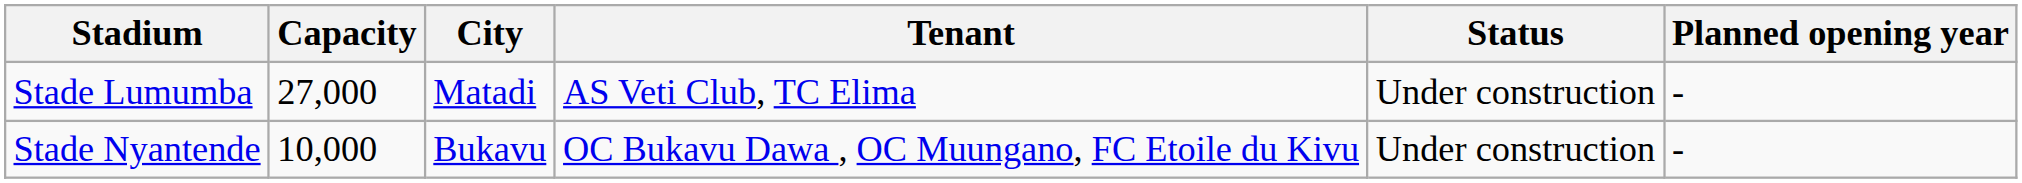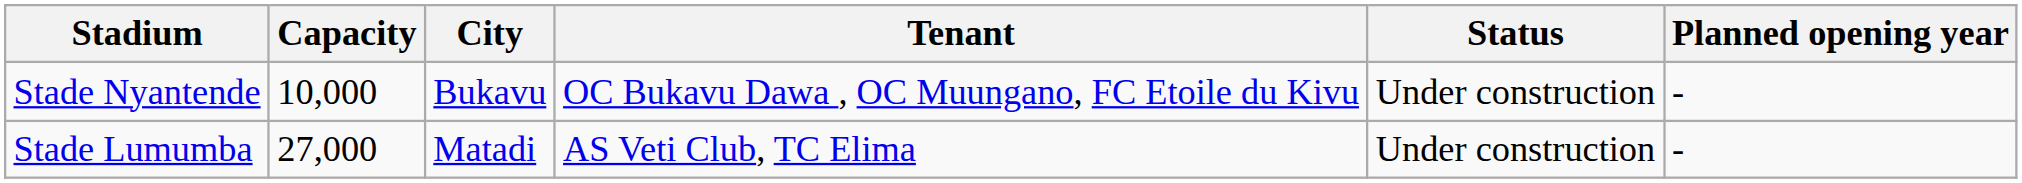rows swapped: (133, 90) <-> (137, 148)
